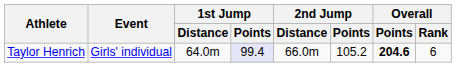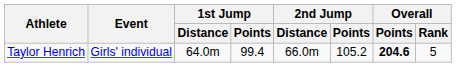(252, 52) lavender background -> (252, 52) no background
(433, 52) 6 -> (433, 52) 5
